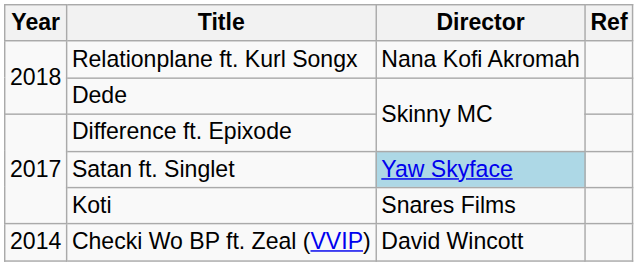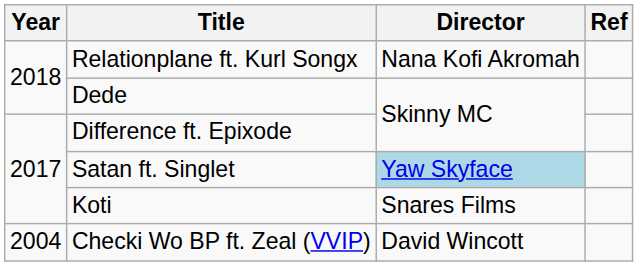(36, 242) 2014 -> (36, 242) 2004
